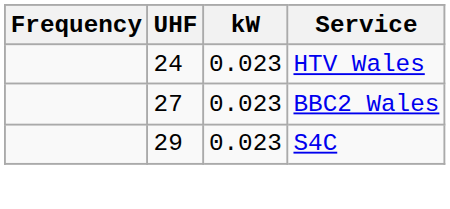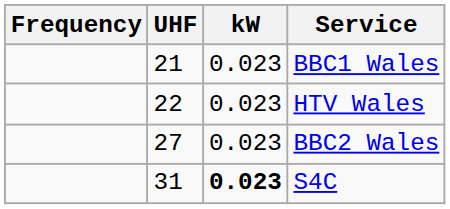+ row: (366, 64)
(168, 64) 24 -> (168, 104) 22
(168, 144) 29 -> (168, 183) 31
(245, 144) normal -> (245, 183) bold
